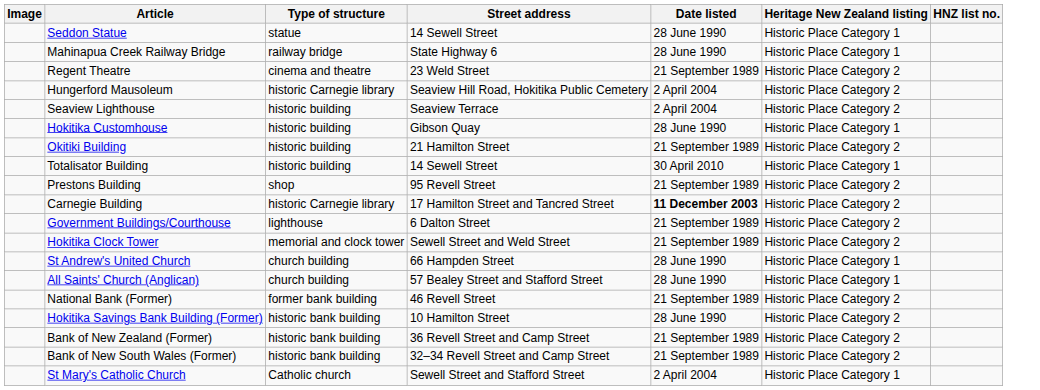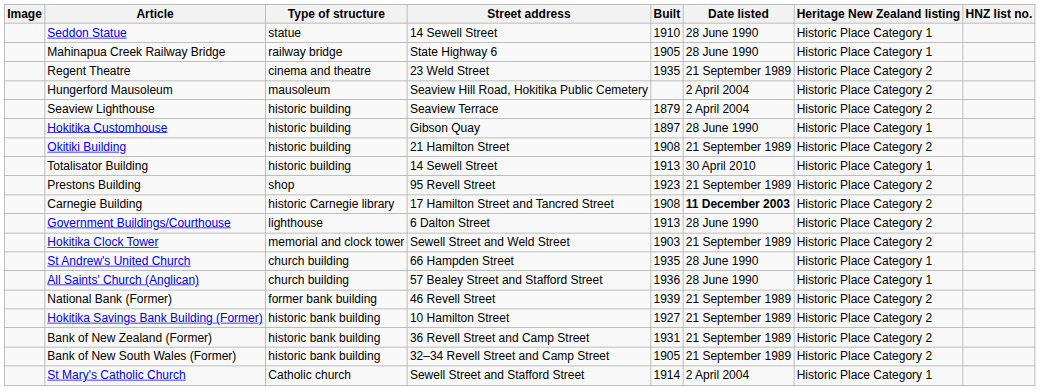+ column: (667, 14)
(331, 90) historic Carnegie library -> (299, 90) mausoleum
(706, 223) 21 September 1989 -> (722, 223) 28 June 1990
(690, 318) 28 June 1990 -> (738, 318) 21 September 1989
